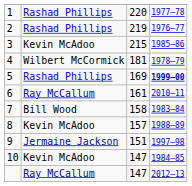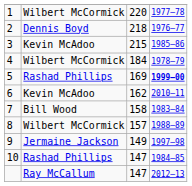(68, 12) Rashad Phillips -> (74, 12) Wilbert McCormick
(68, 29) Rashad Phillips -> (56, 29) Dennis Boyd
(138, 29) 219 -> (138, 29) 218
(138, 61) 181 -> (138, 61) 184
(59, 93) Ray McCallum -> (59, 93) Kevin McAdoo
(138, 93) 161 -> (138, 93) 162
(59, 125) Kevin McAdoo -> (74, 125) Wilbert McCormick
(138, 141) 151 -> (138, 141) 149
(59, 157) Kevin McAdoo -> (68, 157) Rashad Phillips
